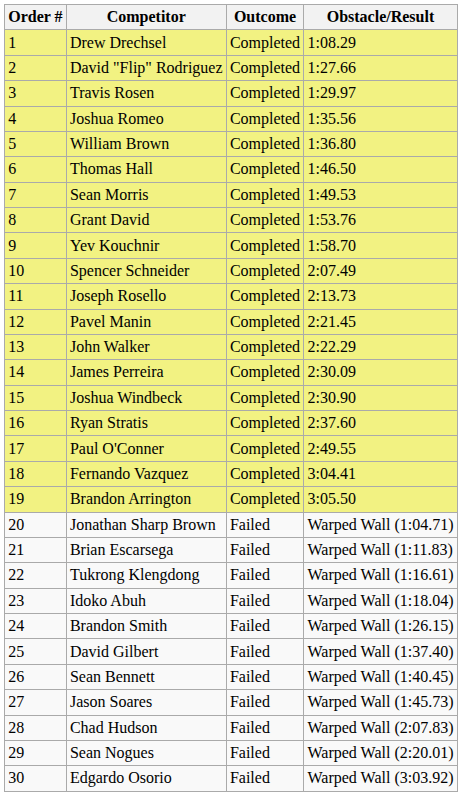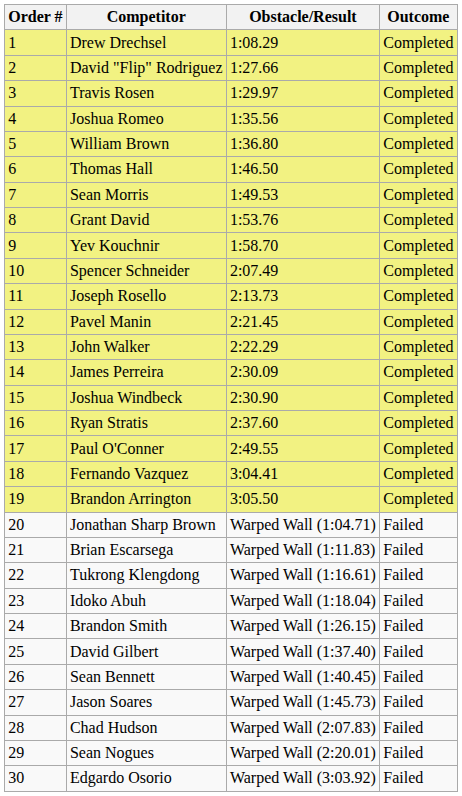columns swapped: (265, 17) <-> (380, 17)
